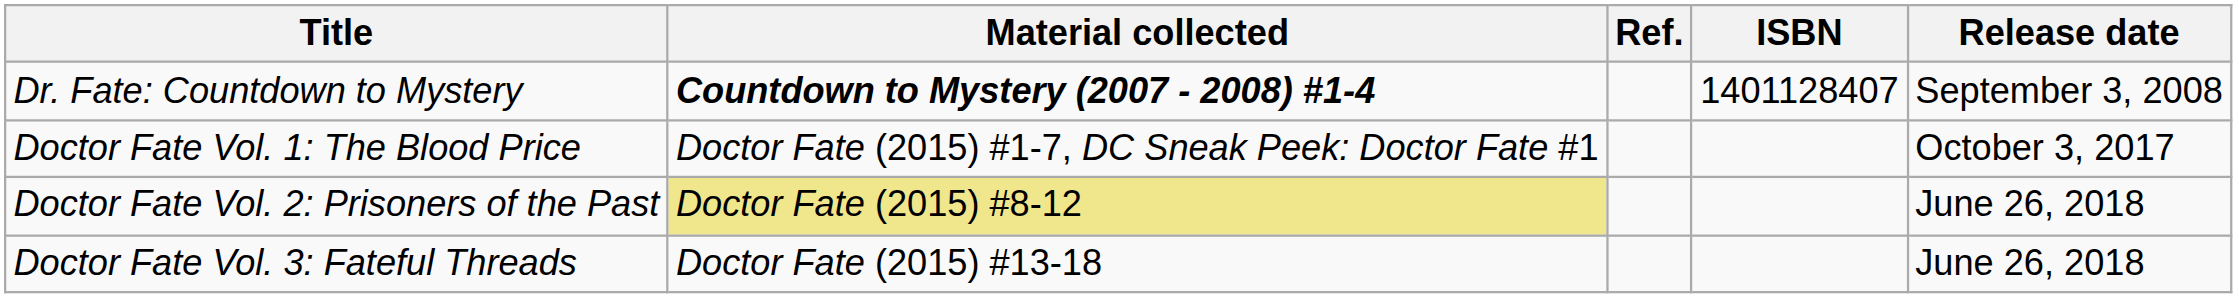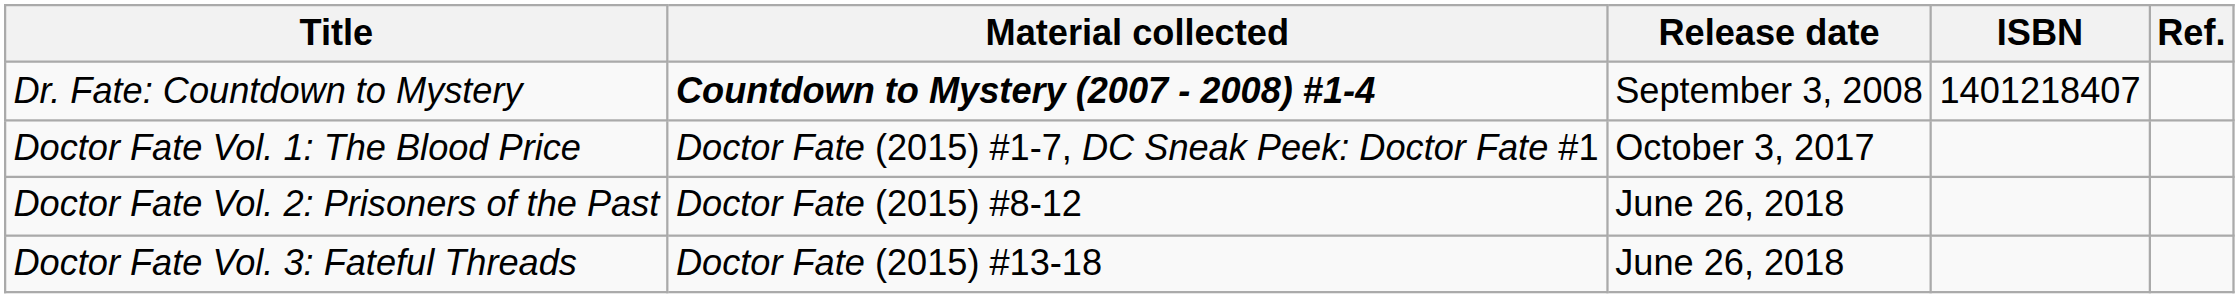columns swapped: (2069, 33) <-> (1649, 33)
(1799, 90) 1401128407 -> (2040, 90) 1401218407
(879, 205) khaki background -> (879, 205) no background
